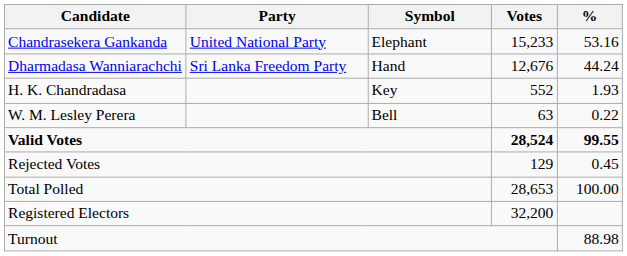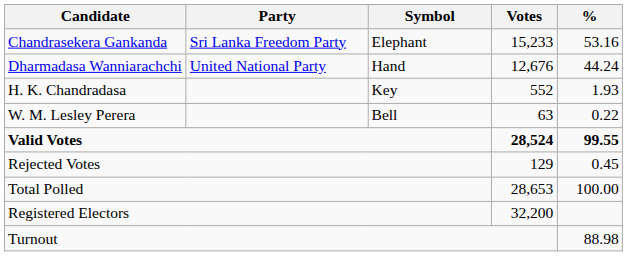(258, 41) United National Party -> (268, 41) Sri Lanka Freedom Party
(268, 66) Sri Lanka Freedom Party -> (258, 66) United National Party
